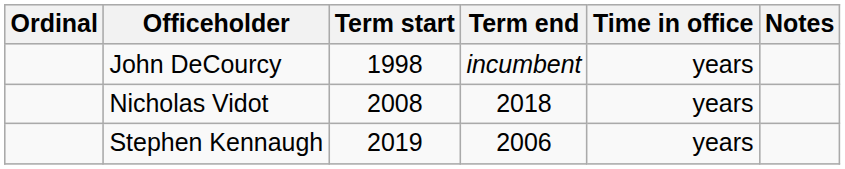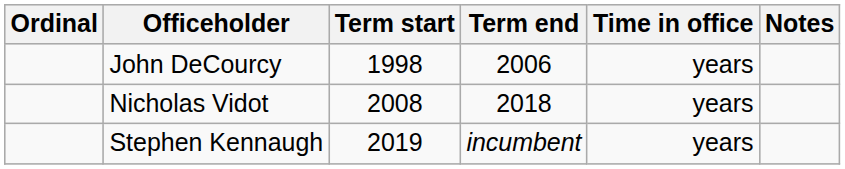(524, 63) incumbent -> (524, 63) 2006
(524, 143) 2006 -> (524, 143) incumbent
